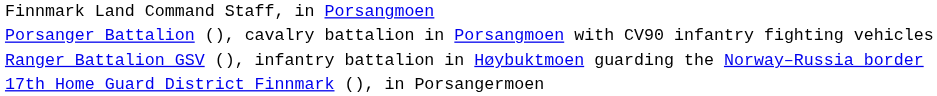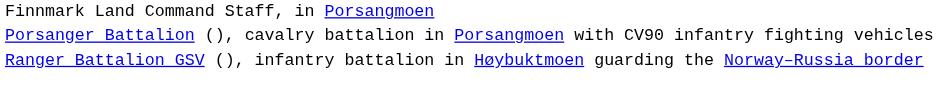- row: (275, 84)
